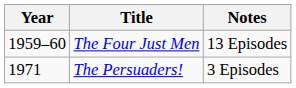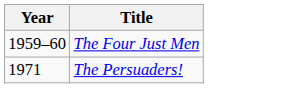- column: (247, 17)
